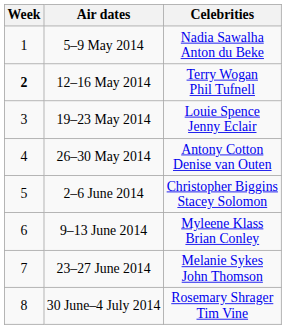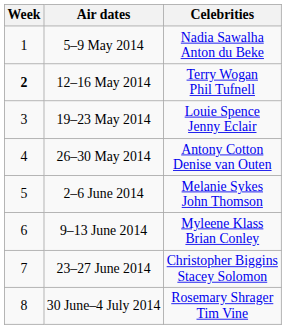(222, 194) Christopher Biggins Stacey Solomon -> (222, 194) Melanie Sykes John Thomson
(222, 268) Melanie Sykes John Thomson -> (222, 268) Christopher Biggins Stacey Solomon
